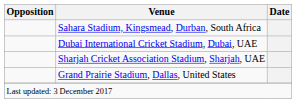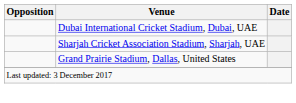- row: (159, 28)
